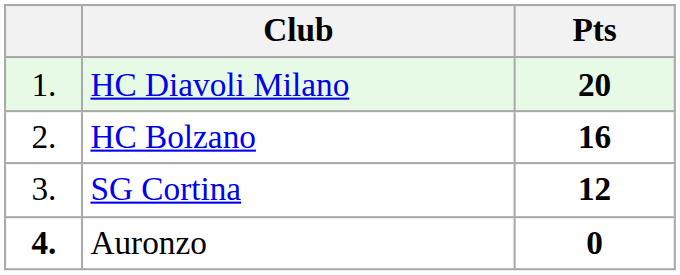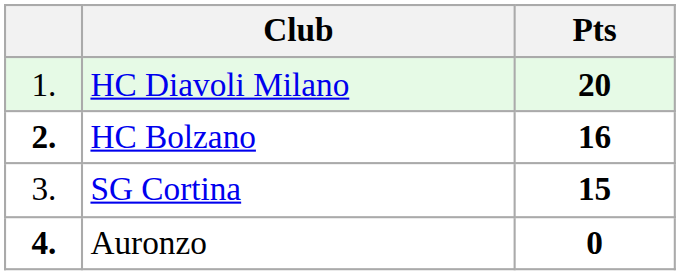(44, 136) normal -> (44, 136) bold
(595, 189) 12 -> (595, 189) 15
